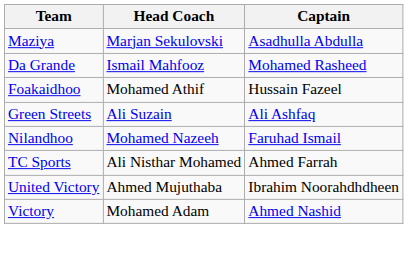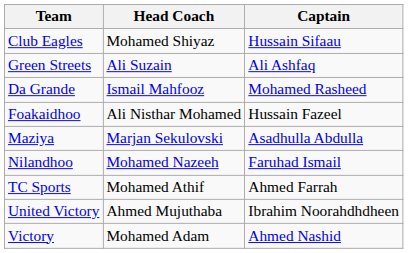+ row: (45, 41)
rows swapped: (50, 114) <-> (31, 41)
(155, 89) Mohamed Athif -> (174, 114) Ali Nisthar Mohamed
(174, 162) Ali Nisthar Mohamed -> (155, 187) Mohamed Athif
